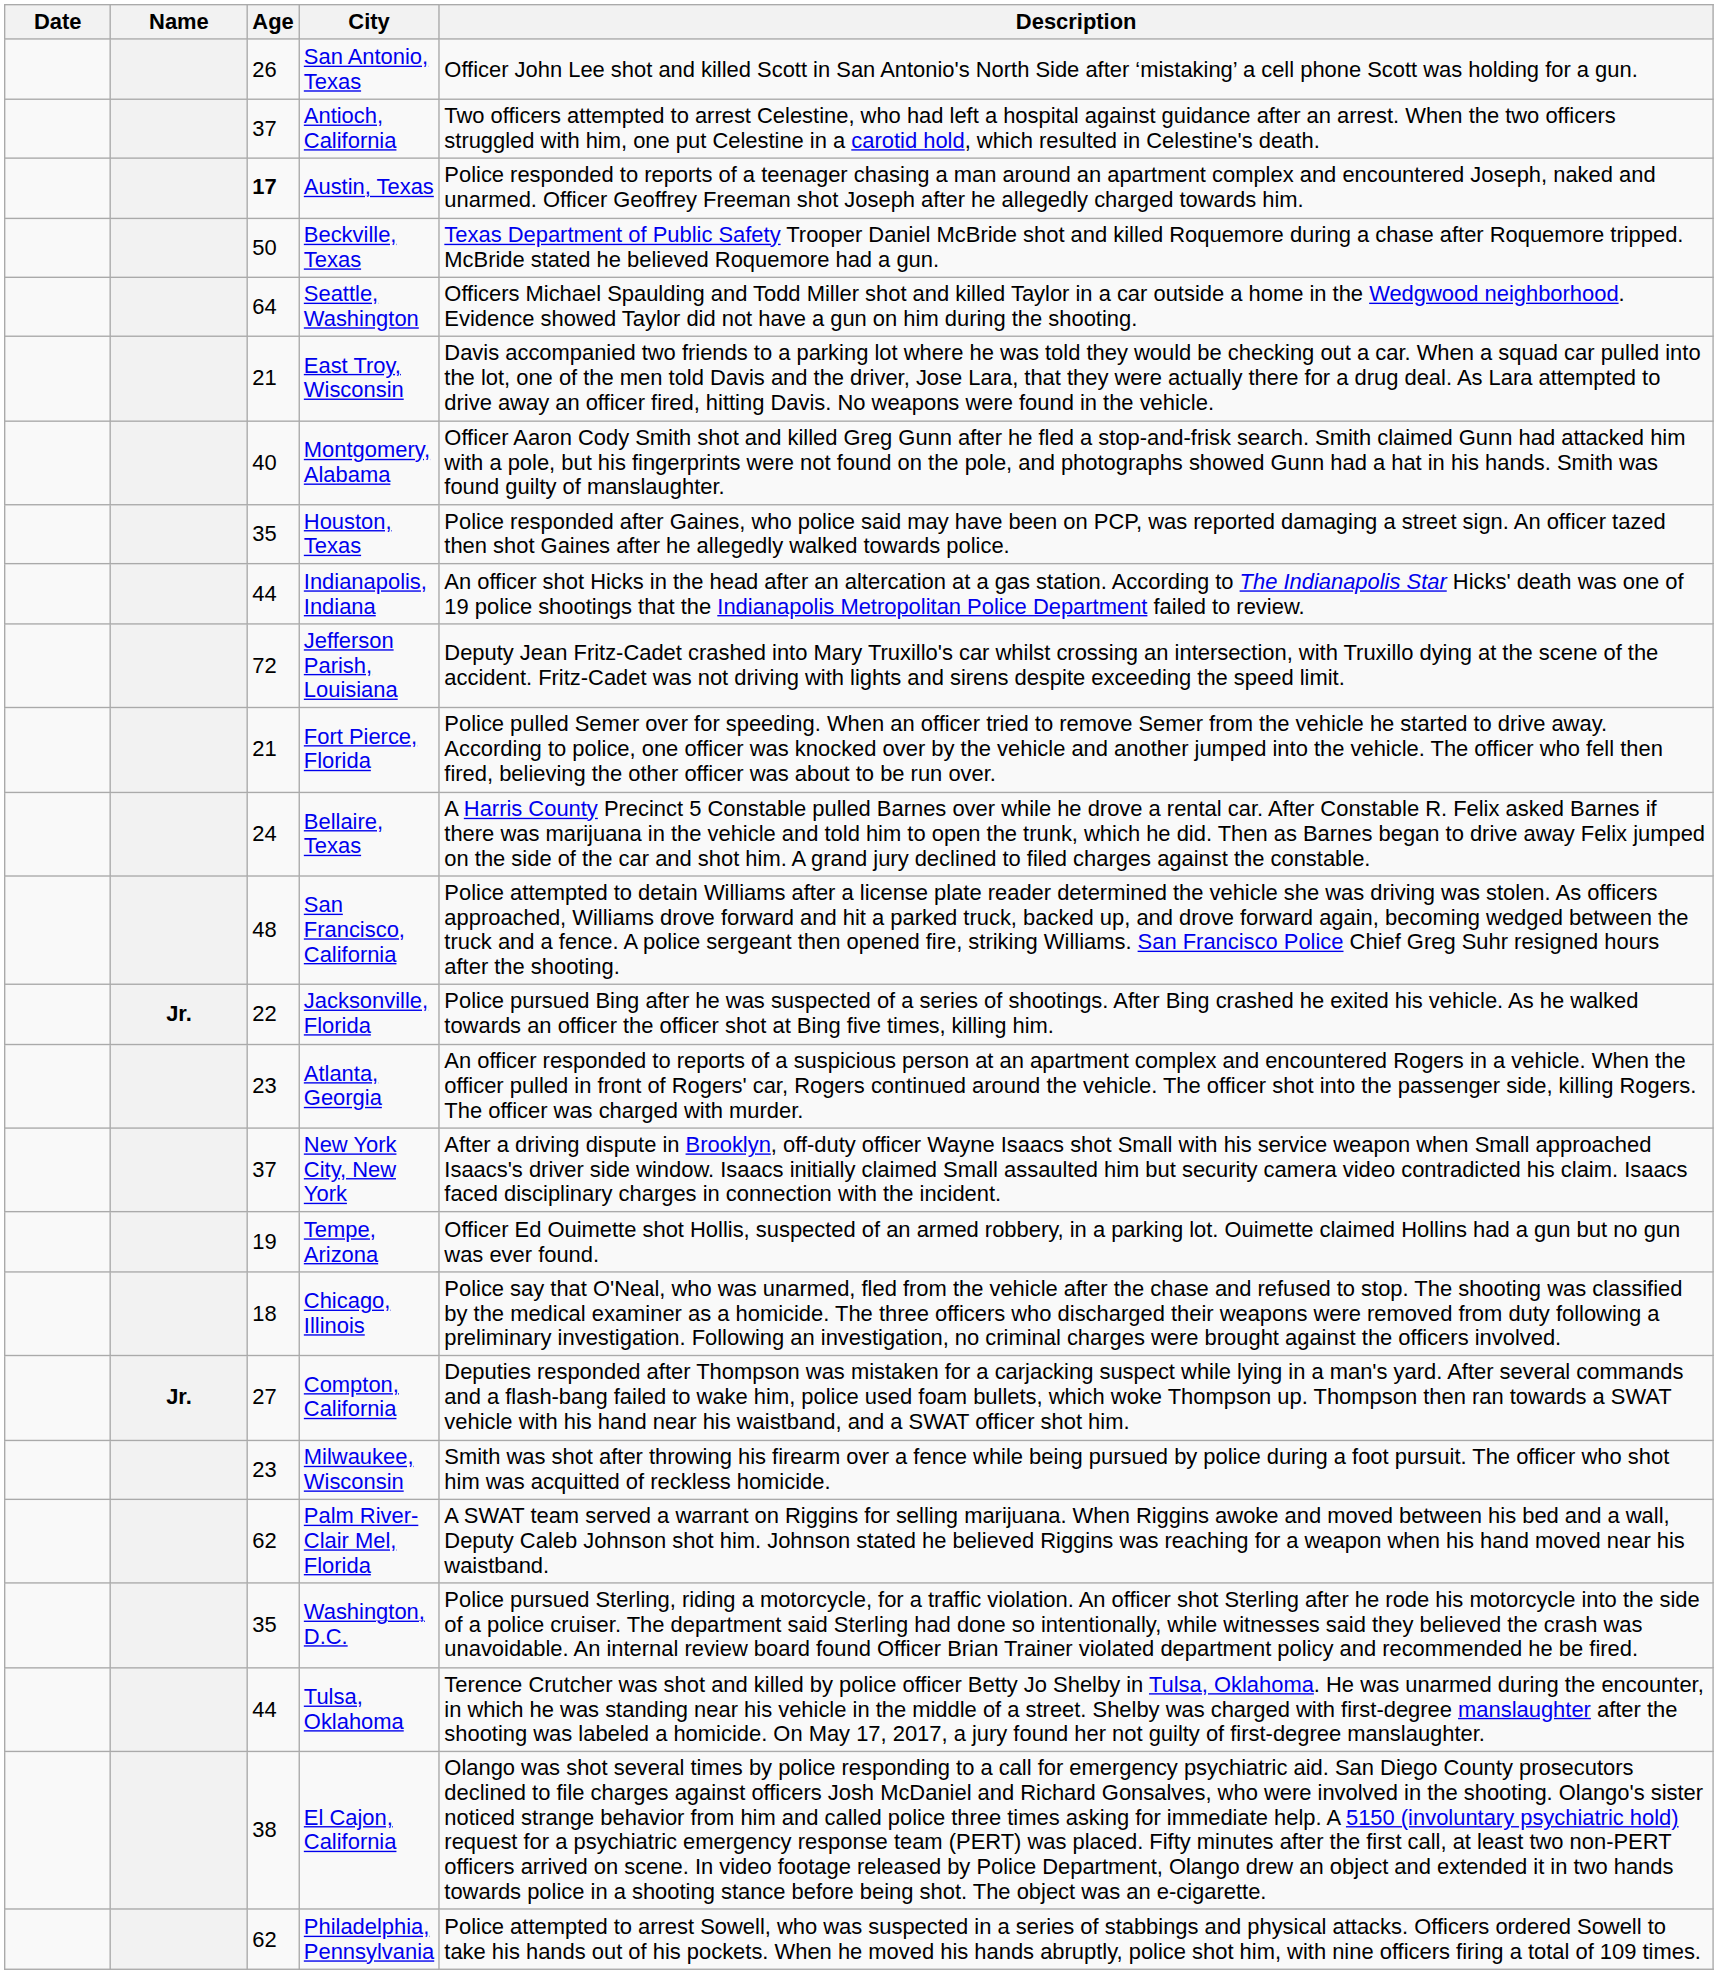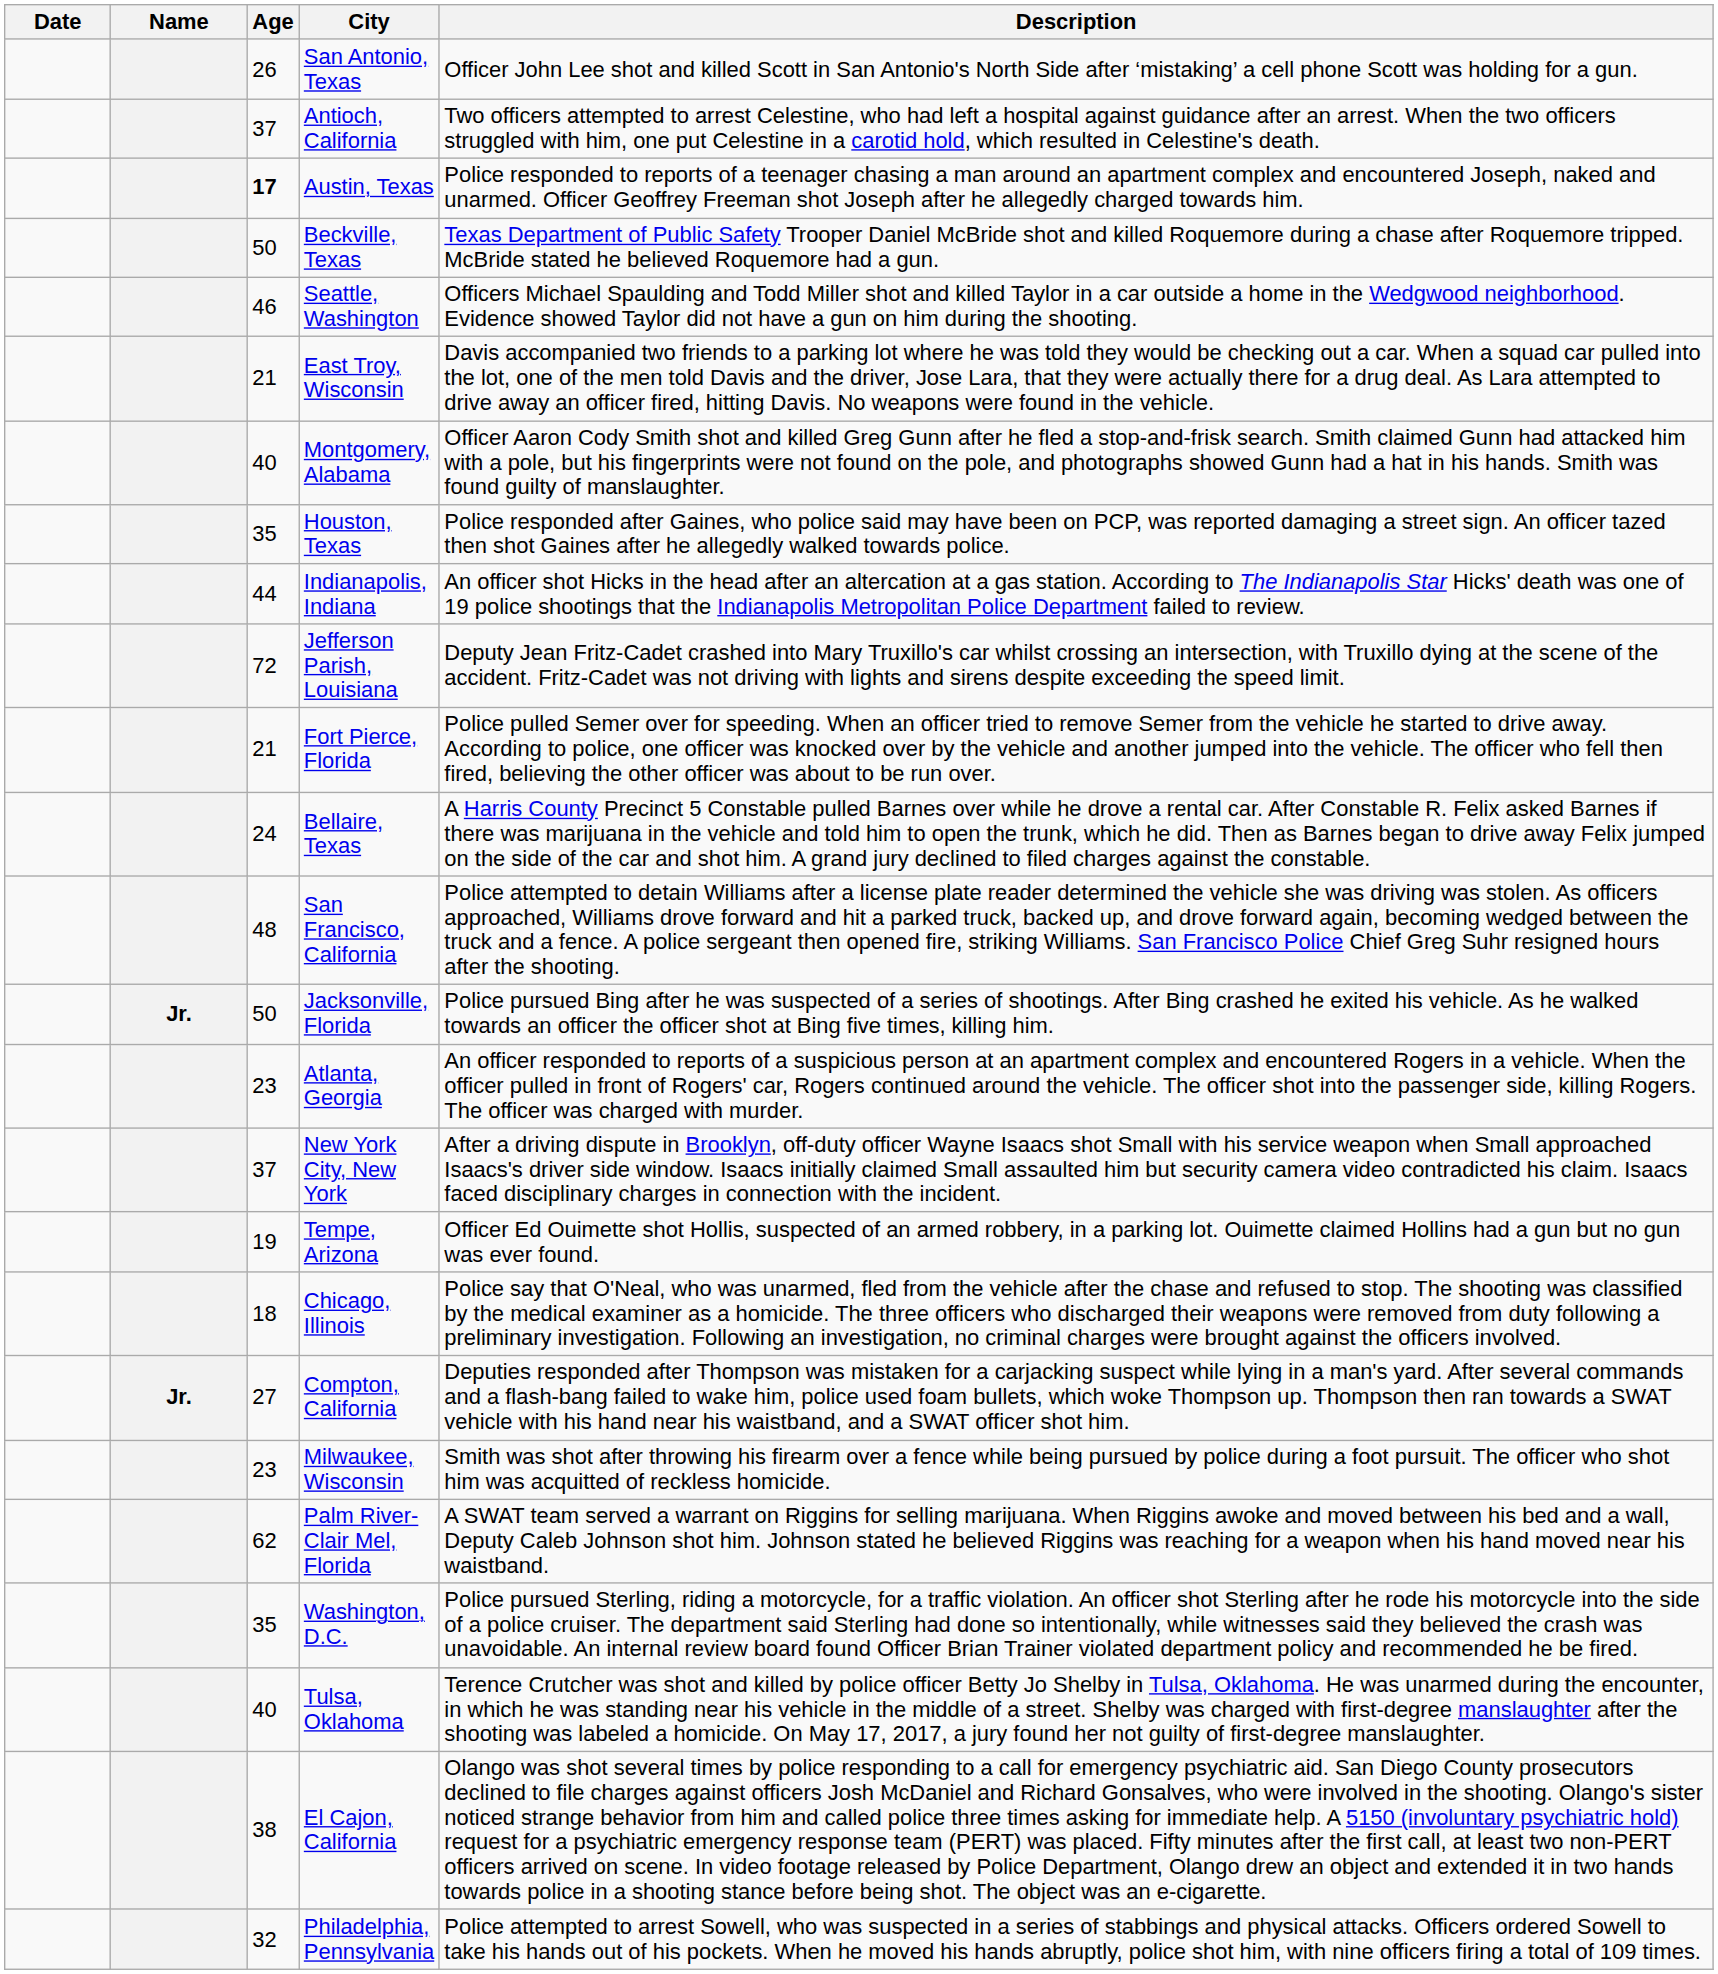(265, 306) 64 -> (265, 306) 46
(265, 1014) 22 -> (265, 1014) 50
(265, 1709) 44 -> (265, 1709) 40
(265, 1939) 62 -> (265, 1939) 32
